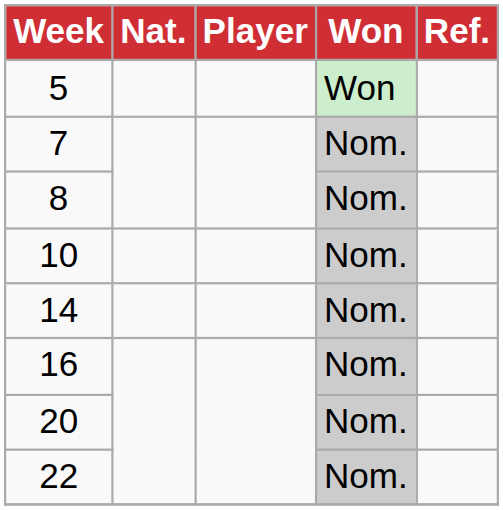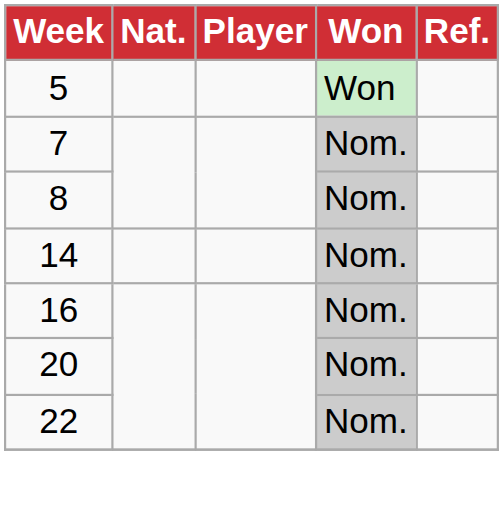- row: (59, 254)
